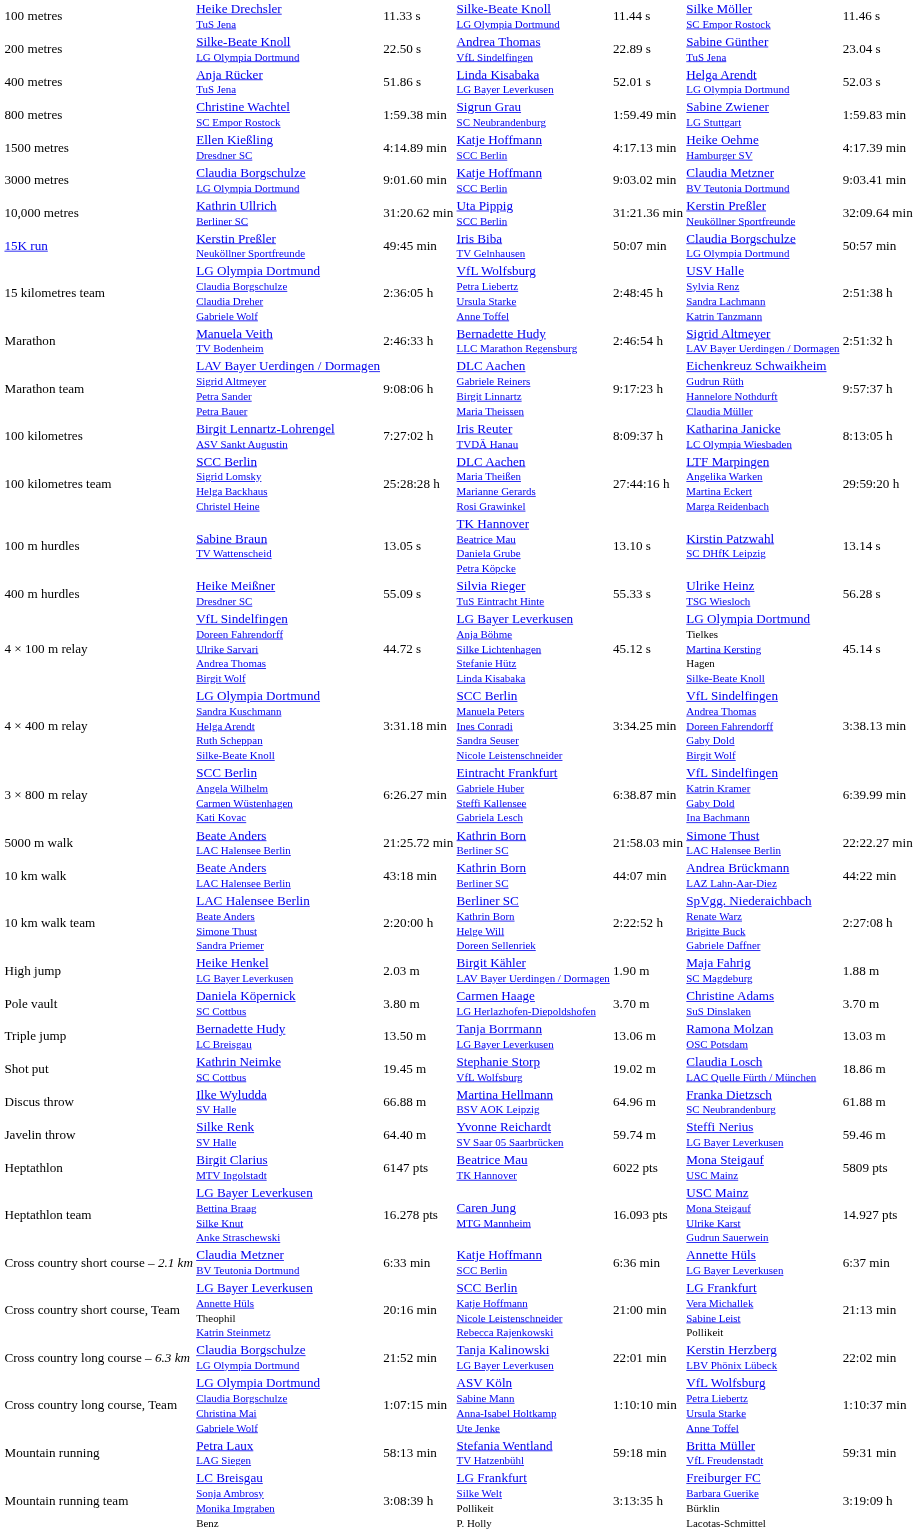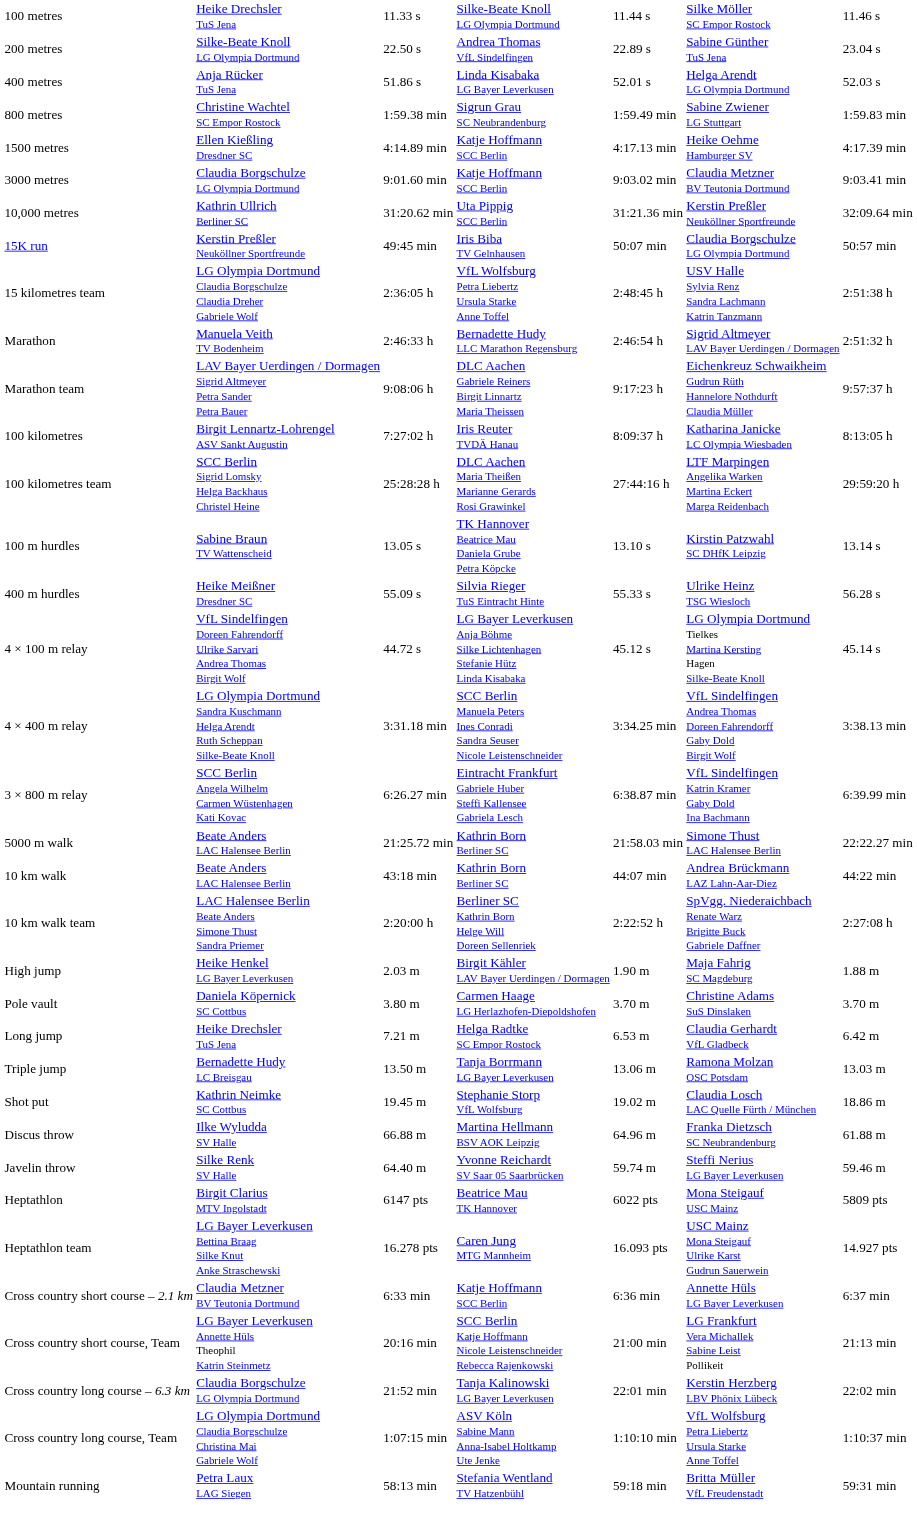+ row: (33, 1036)
- row: (66, 1500)
